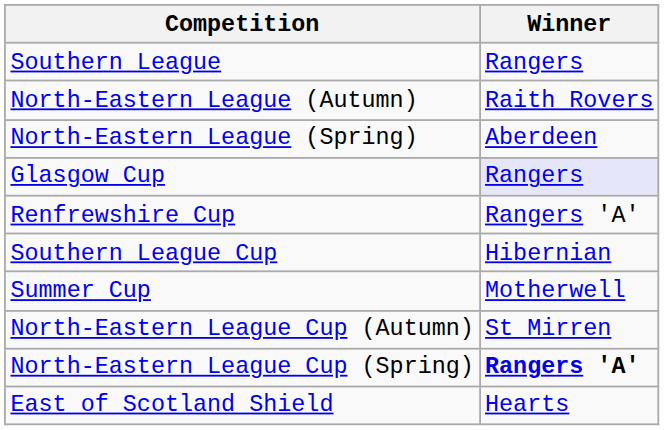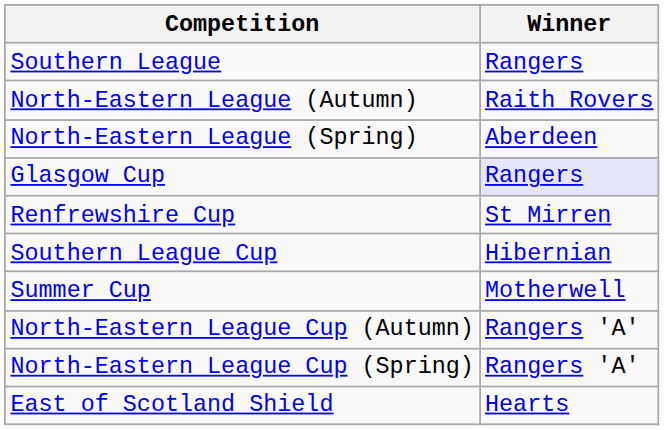(562, 215) Rangers 'A' -> (548, 215) St Mirren
(548, 329) St Mirren -> (562, 329) Rangers 'A'
(562, 367) bold -> (562, 367) normal
